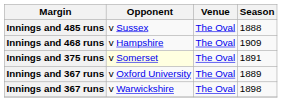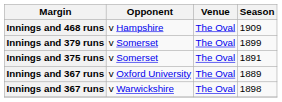- row: (251, 27)
+ row: (251, 43)
(133, 58) lightyellow background -> (133, 58) no background
